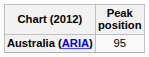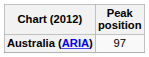(120, 43) 95 -> (120, 43) 97
